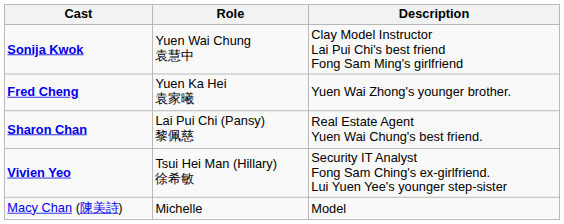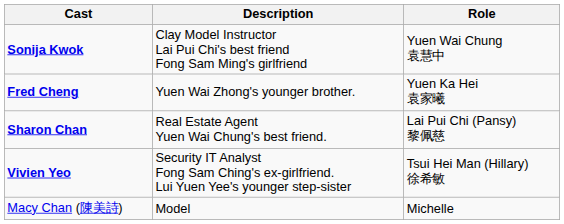columns swapped: (230, 14) <-> (434, 14)
